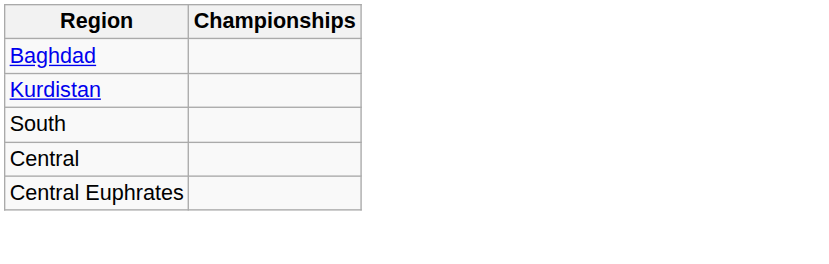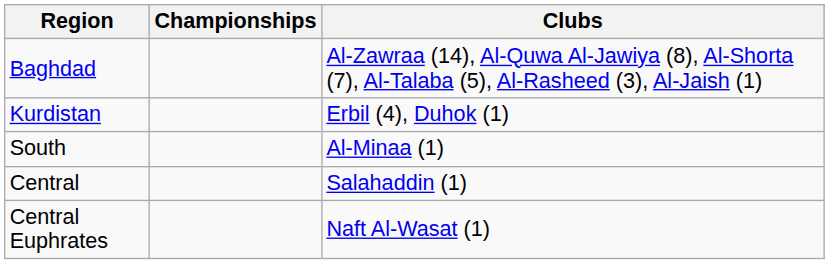+ column: (573, 21)
